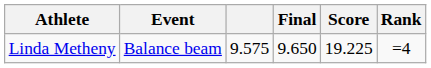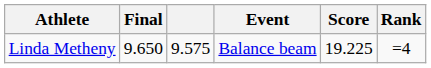columns swapped: (173, 19) <-> (297, 19)
